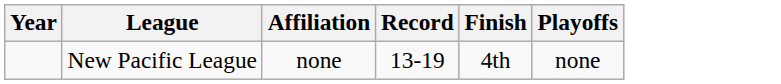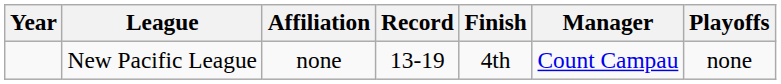+ column: (608, 23)
